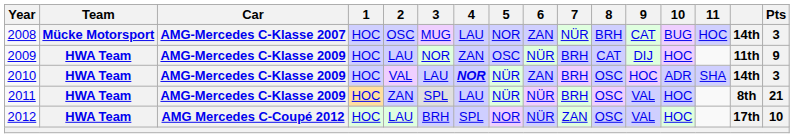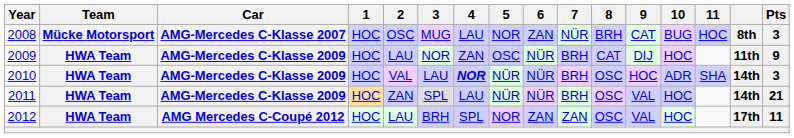(747, 35) 14th -> (747, 35) 8th
(541, 75) ZAN -> (541, 75) NÜR
(747, 96) 8th -> (747, 96) 14th
(541, 116) NÜR -> (541, 116) ZAN
(776, 116) 10 -> (776, 116) 11
